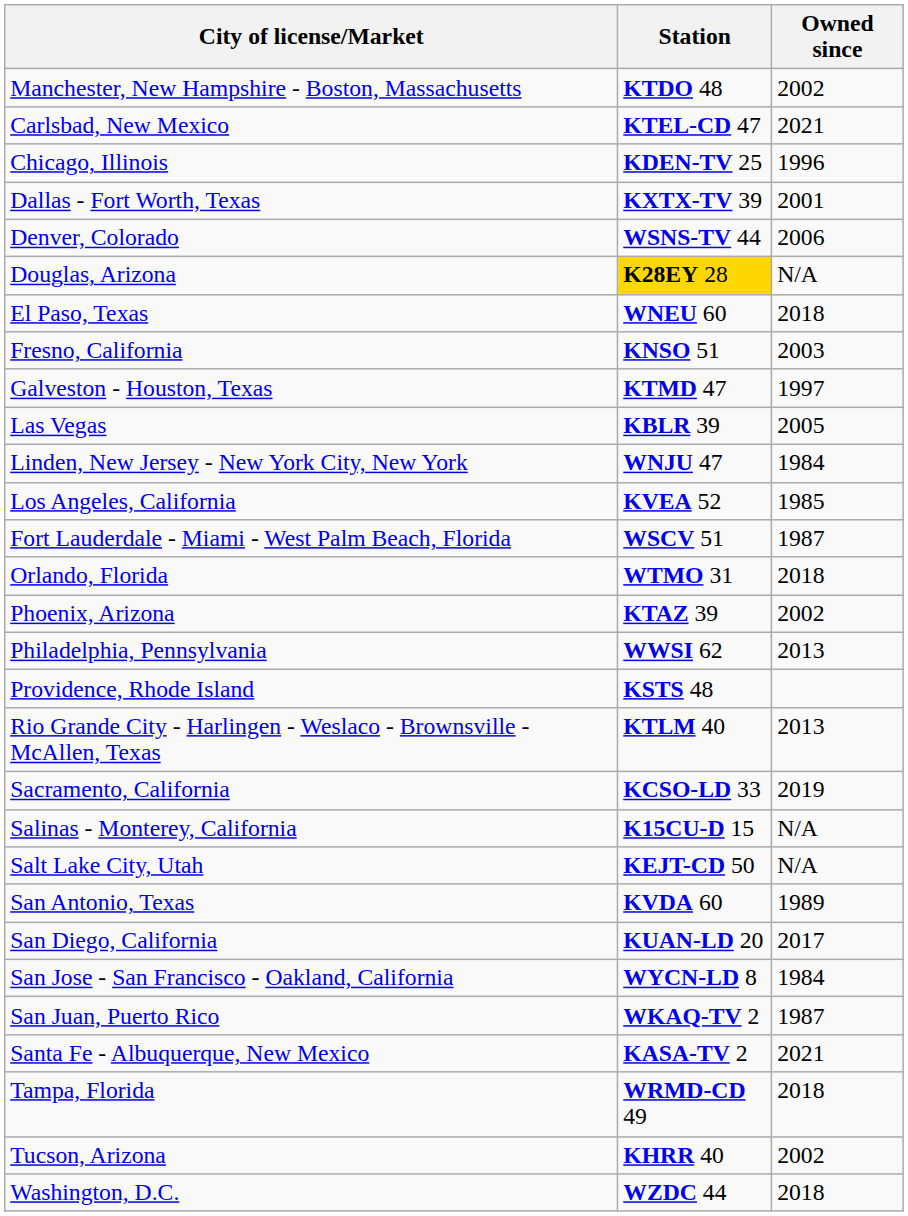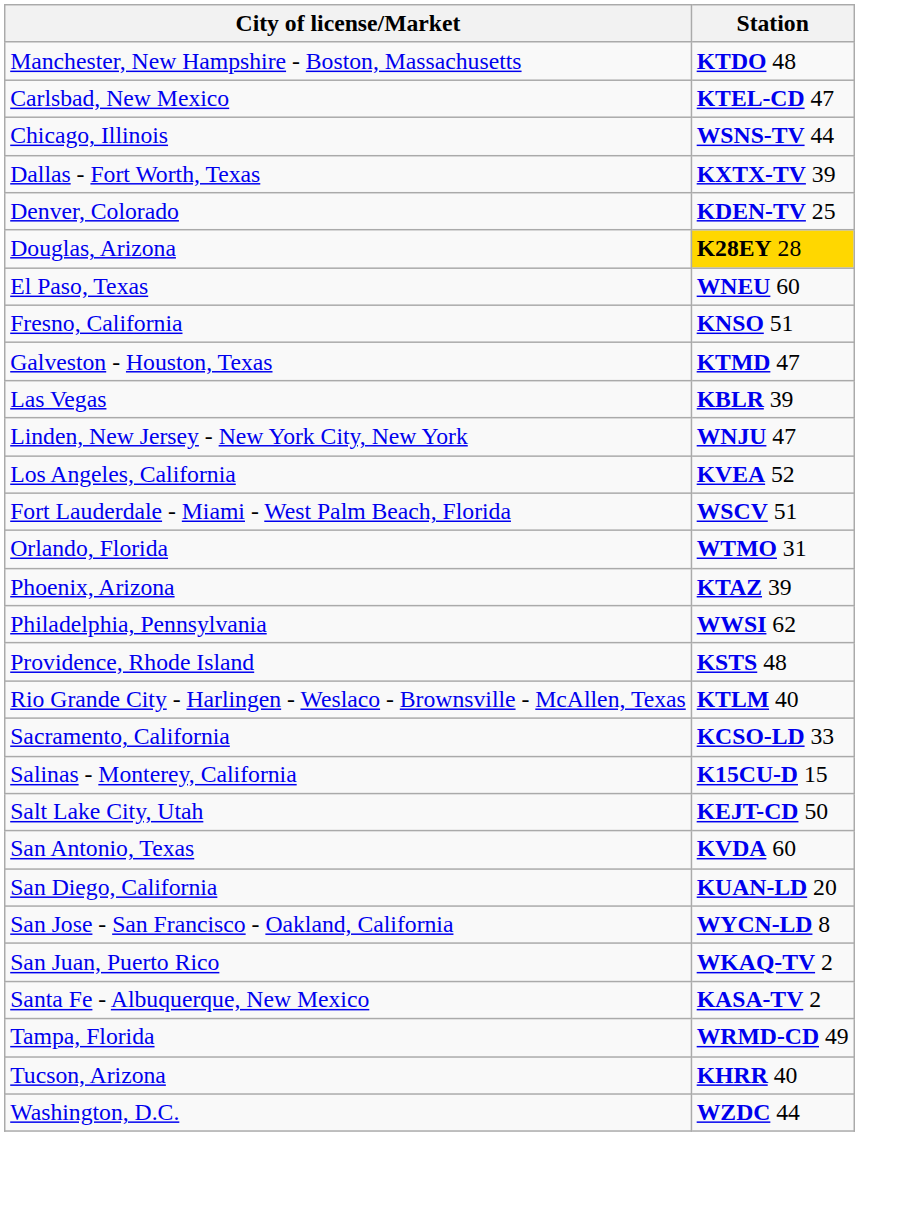- column: (837, 36)
(693, 162) KDEN-TV 25 -> (765, 135) WSNS-TV 44
(692, 237) WSNS-TV 44 -> (766, 211) KDEN-TV 25
